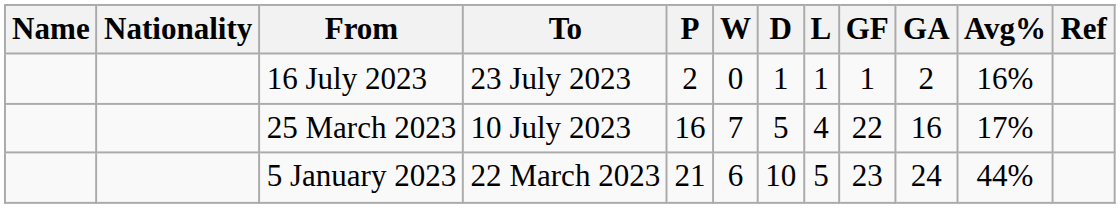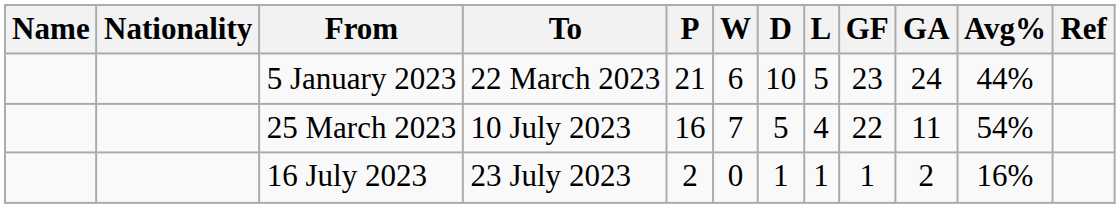rows swapped: (361, 176) <-> (347, 78)
(926, 127) 16 -> (926, 127) 11
(1005, 127) 17% -> (1005, 127) 54%
